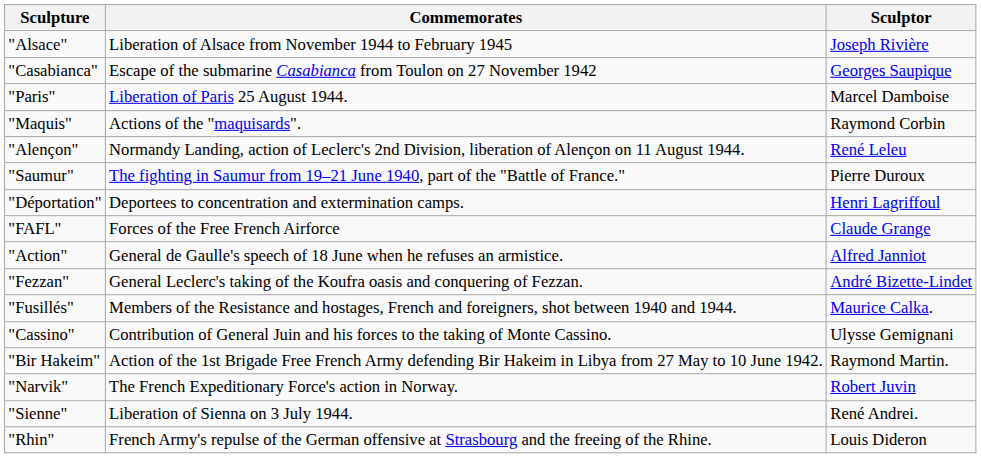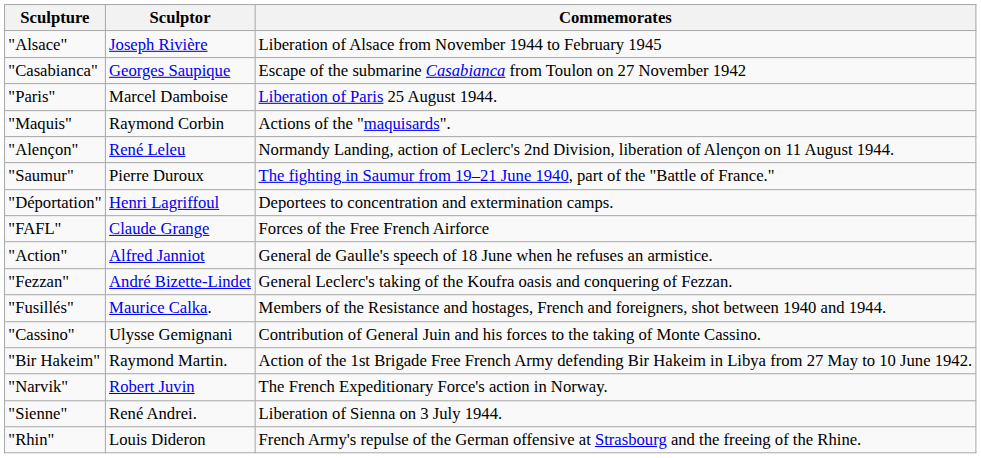columns swapped: (901, 17) <-> (466, 17)
